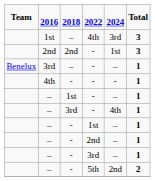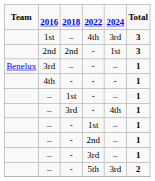(115, 170) 2nd -> (115, 170) 3rd
